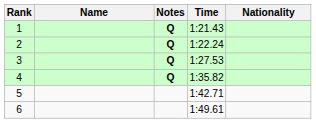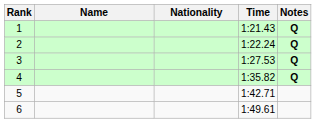columns swapped: (268, 12) <-> (171, 12)
